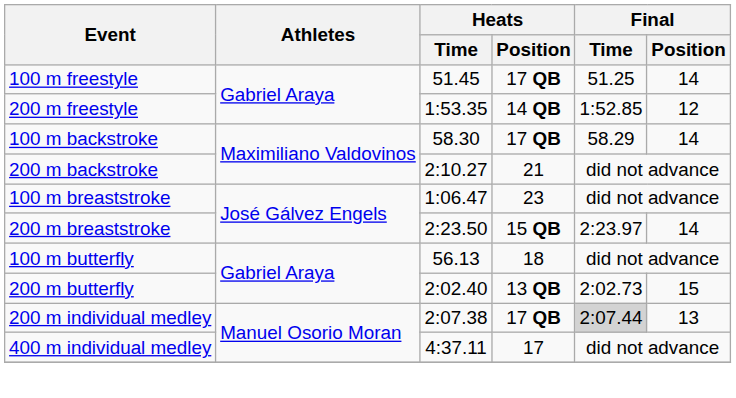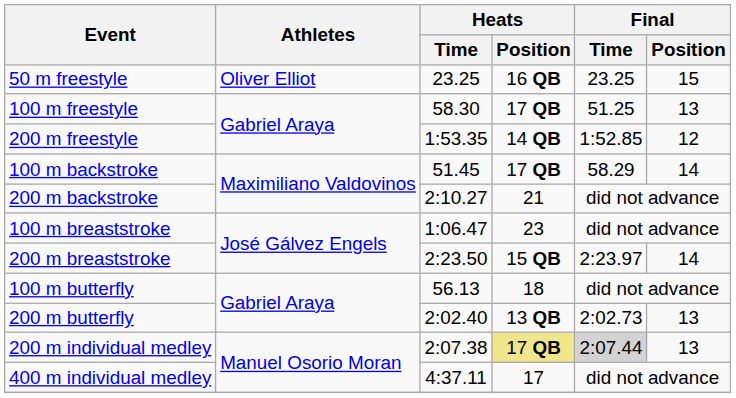+ row: (68, 80)
(456, 80) 51.45 -> (456, 109) 58.30
(688, 80) 14 -> (688, 109) 13
(456, 139) 58.30 -> (456, 169) 51.45
(688, 288) 15 -> (688, 318) 13
(534, 318) no background -> (534, 348) khaki background
